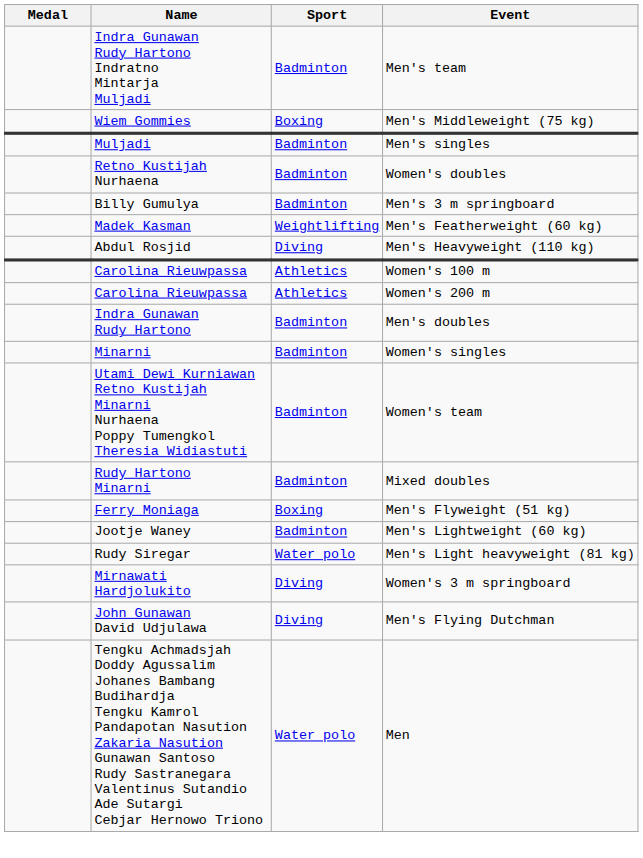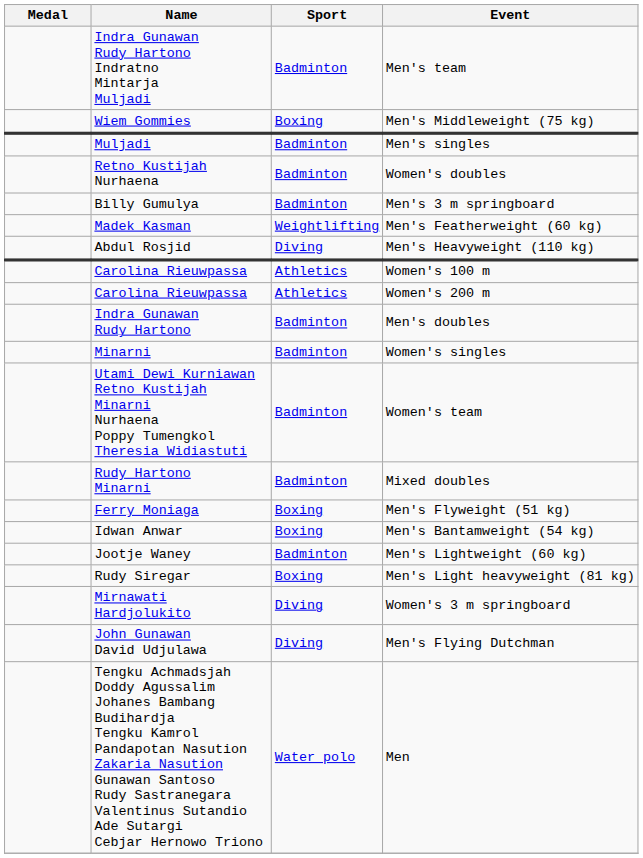+ row: (490, 532)
(315, 554) Water polo -> (299, 576) Boxing
